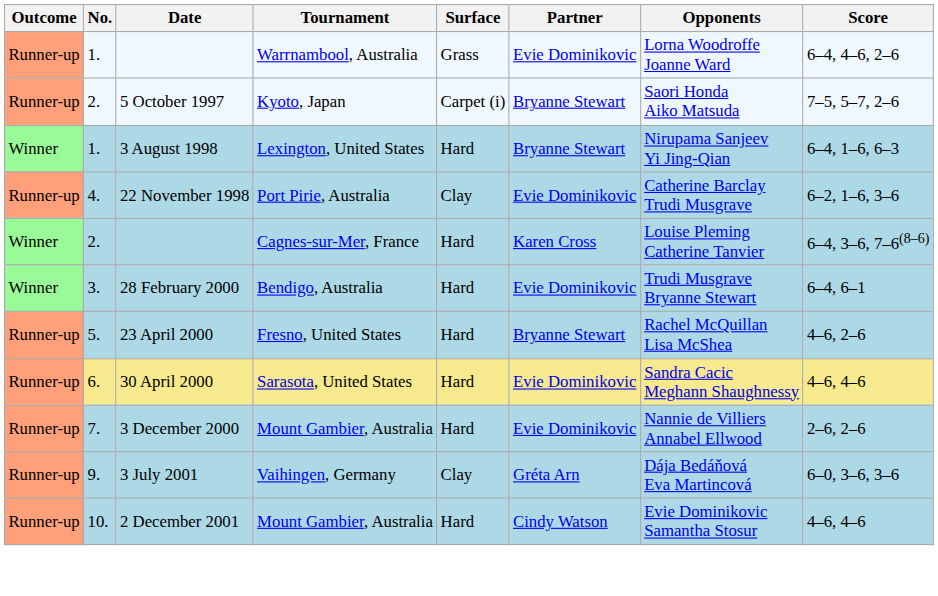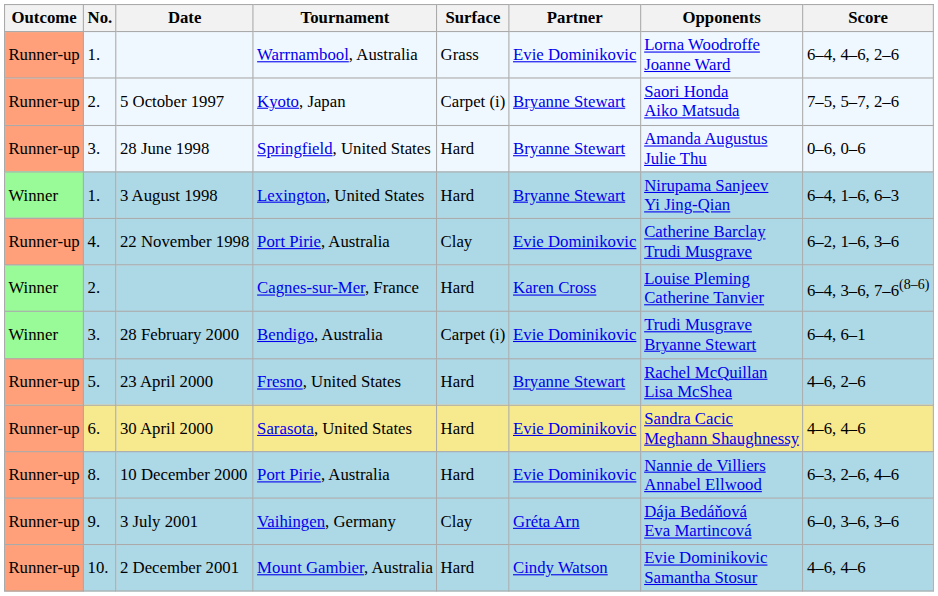+ row: (165, 147)
(457, 287) Hard -> (473, 334) Carpet (i)
- row: (180, 427)
+ row: (184, 474)
